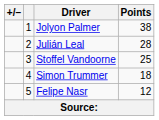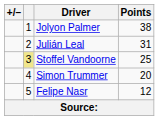(146, 44) 28 -> (146, 44) 31
(29, 59) no background -> (29, 59) khaki background
(146, 75) 18 -> (146, 75) 20
